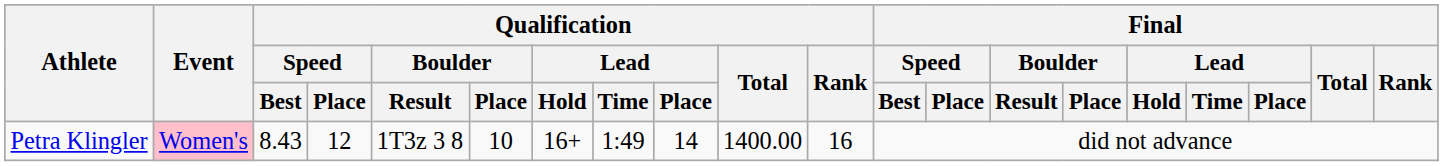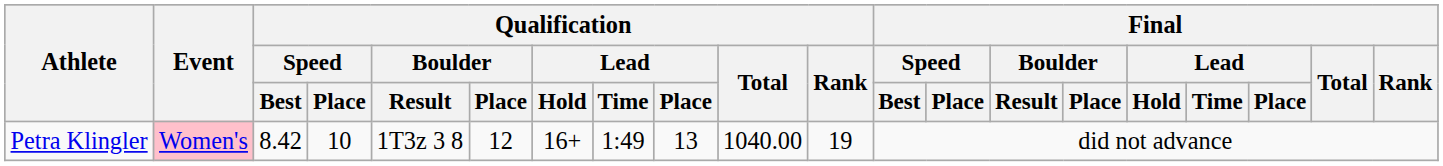(281, 141) 8.43 -> (281, 141) 8.42
(339, 141) 12 -> (339, 141) 10
(501, 141) 10 -> (501, 141) 12
(686, 141) 14 -> (686, 141) 13
(763, 141) 1400.00 -> (763, 141) 1040.00
(840, 141) 16 -> (840, 141) 19
